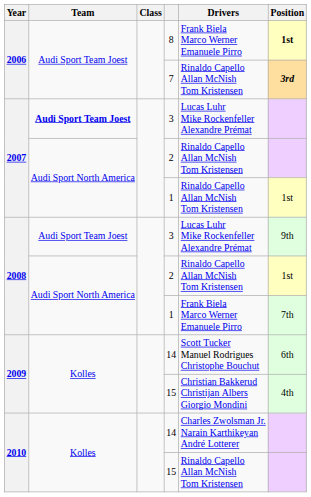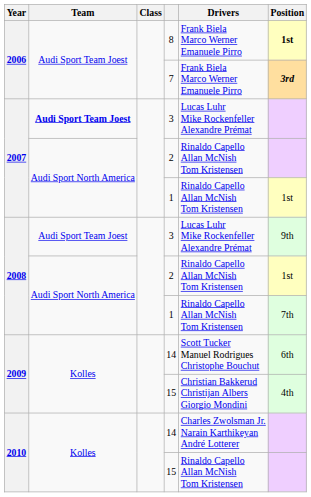(213, 79) Rinaldo Capello Allan McNish Tom Kristensen -> (211, 79) Frank Biela Marco Werner Emanuele Pirro
(211, 315) Frank Biela Marco Werner Emanuele Pirro -> (213, 315) Rinaldo Capello Allan McNish Tom Kristensen
